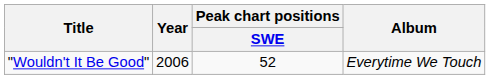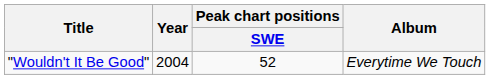(172, 62) 2006 -> (172, 62) 2004
